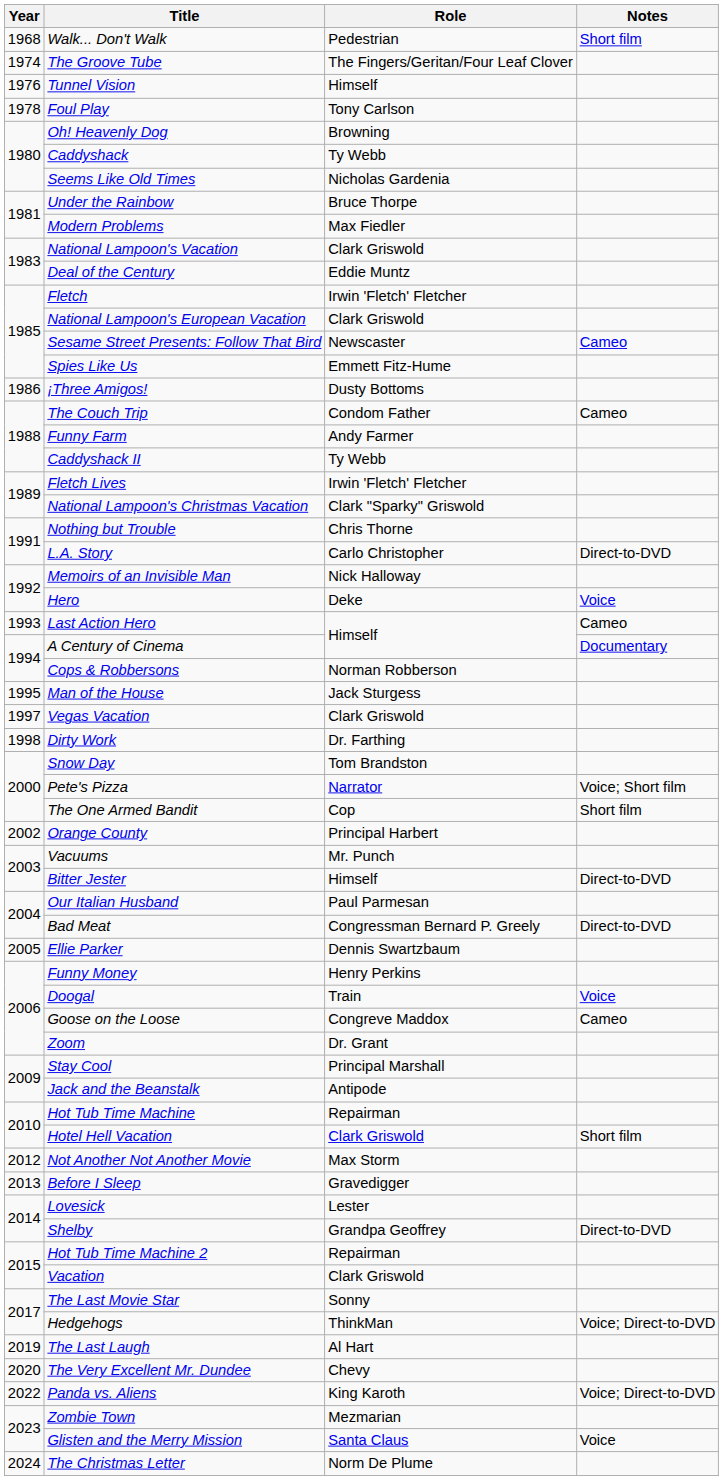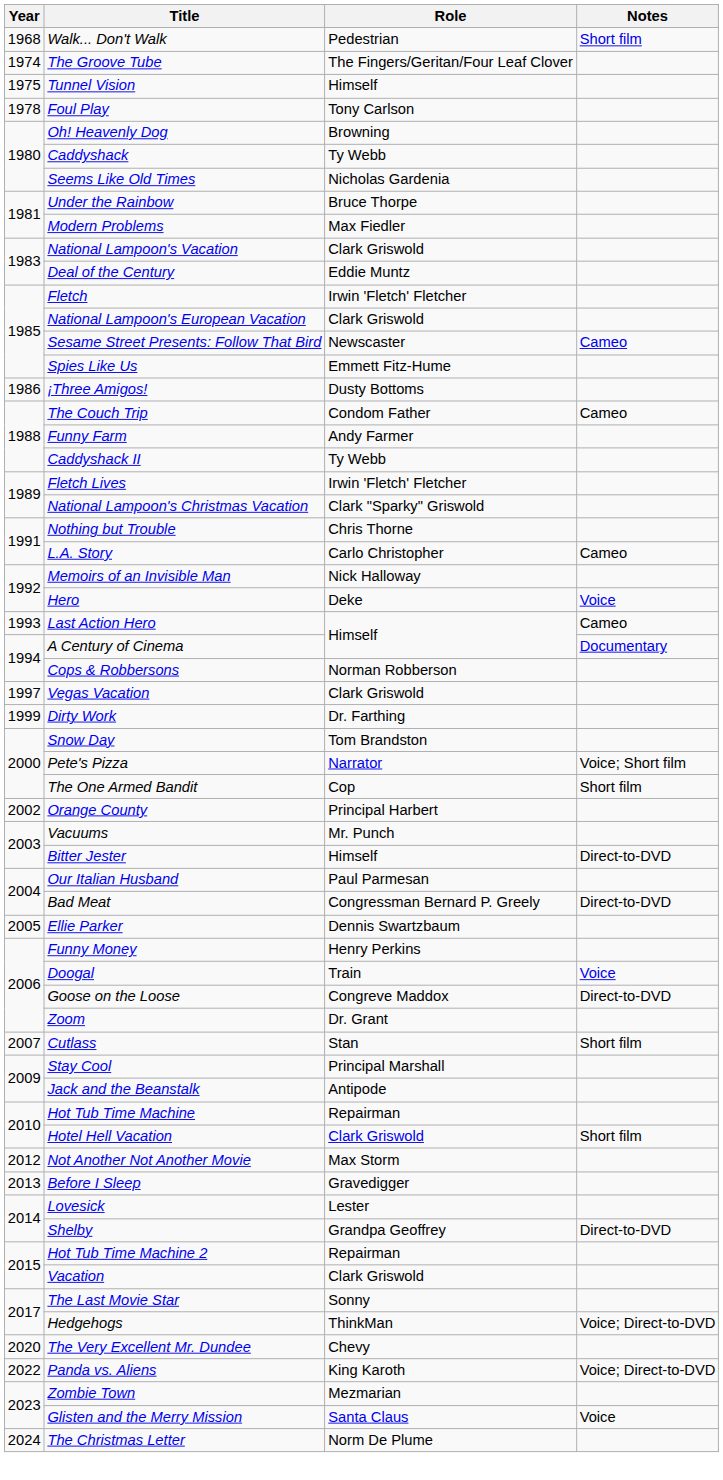(24, 86) 1976 -> (24, 86) 1975
(625, 553) Direct-to-DVD -> (603, 553) Cameo
- row: (105, 693)
(24, 739) 1998 -> (24, 716) 1999
(603, 1020) Cameo -> (625, 996) Direct-to-DVD
+ row: (72, 1043)
- row: (99, 1346)
